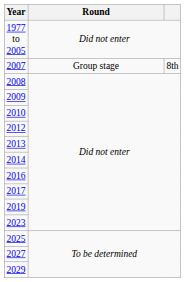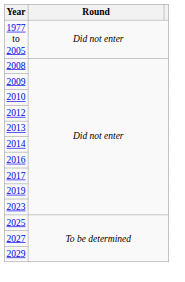- row: (16, 66)
